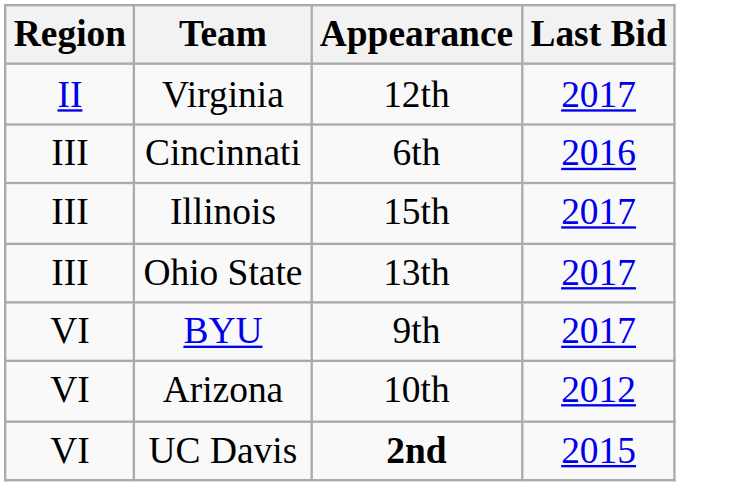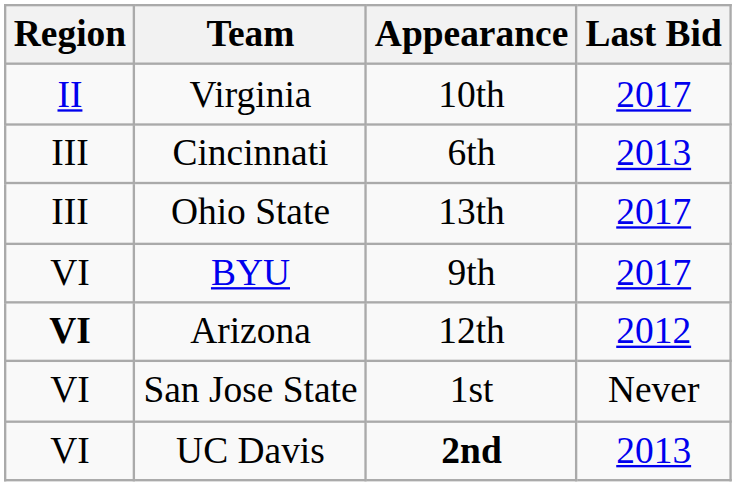(416, 93) 12th -> (472, 93) 10th
(599, 152) 2016 -> (654, 152) 2013
- row: (223, 212)
(70, 390) normal -> (70, 331) bold
(416, 390) 10th -> (472, 331) 12th
+ row: (250, 390)
(599, 449) 2015 -> (654, 449) 2013
